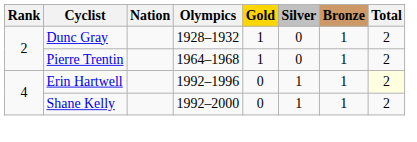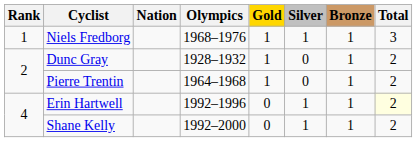+ row: (88, 37)
